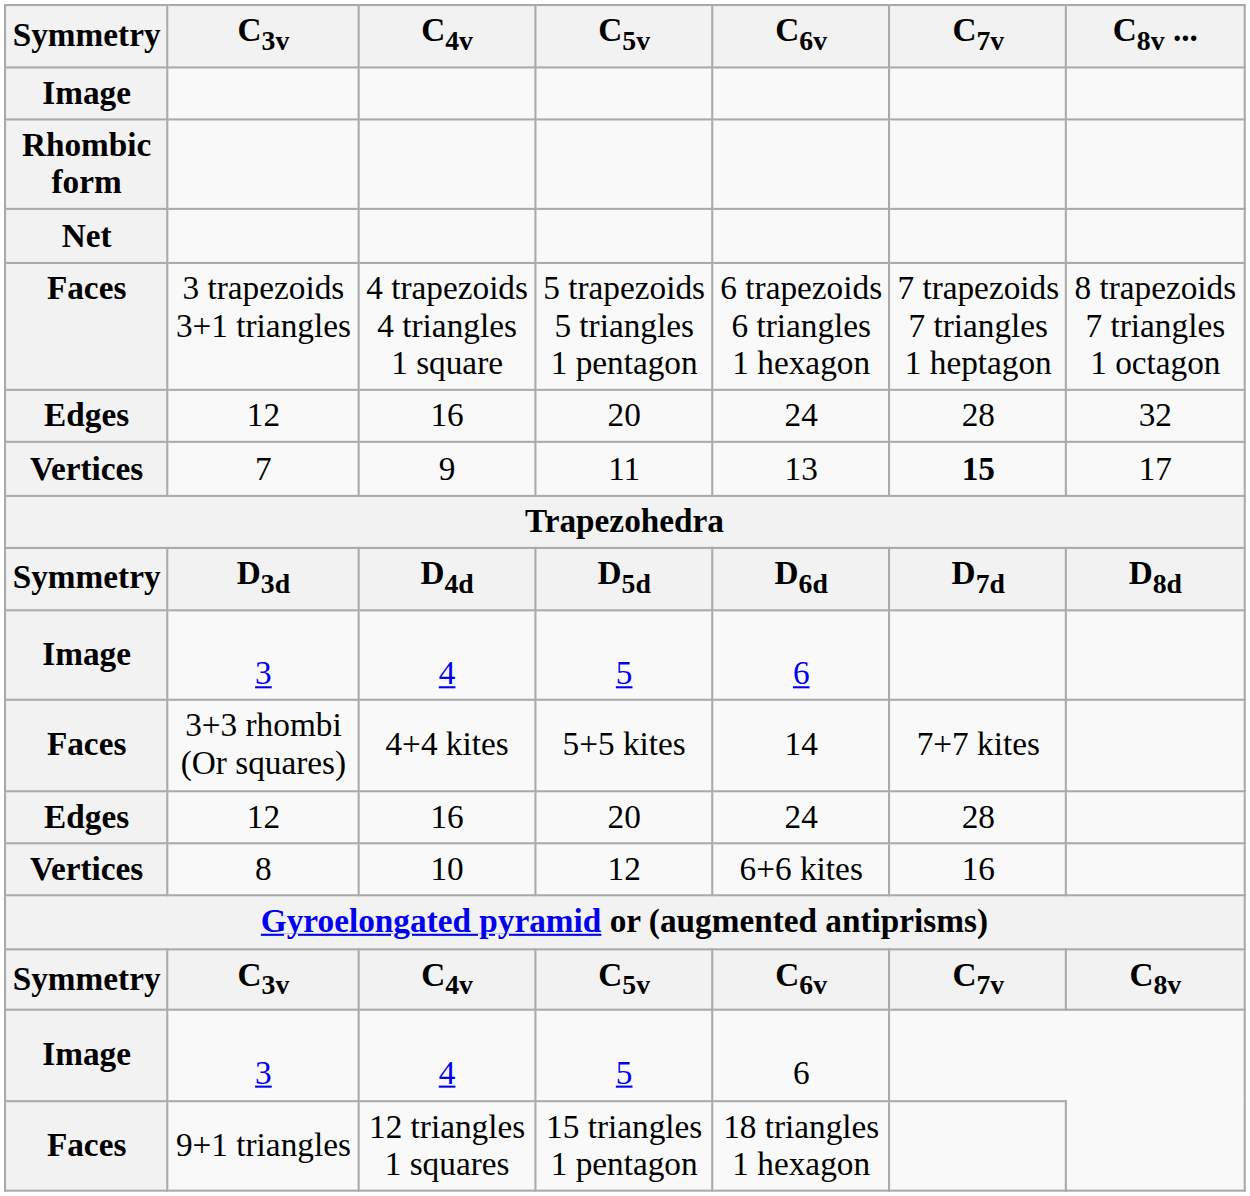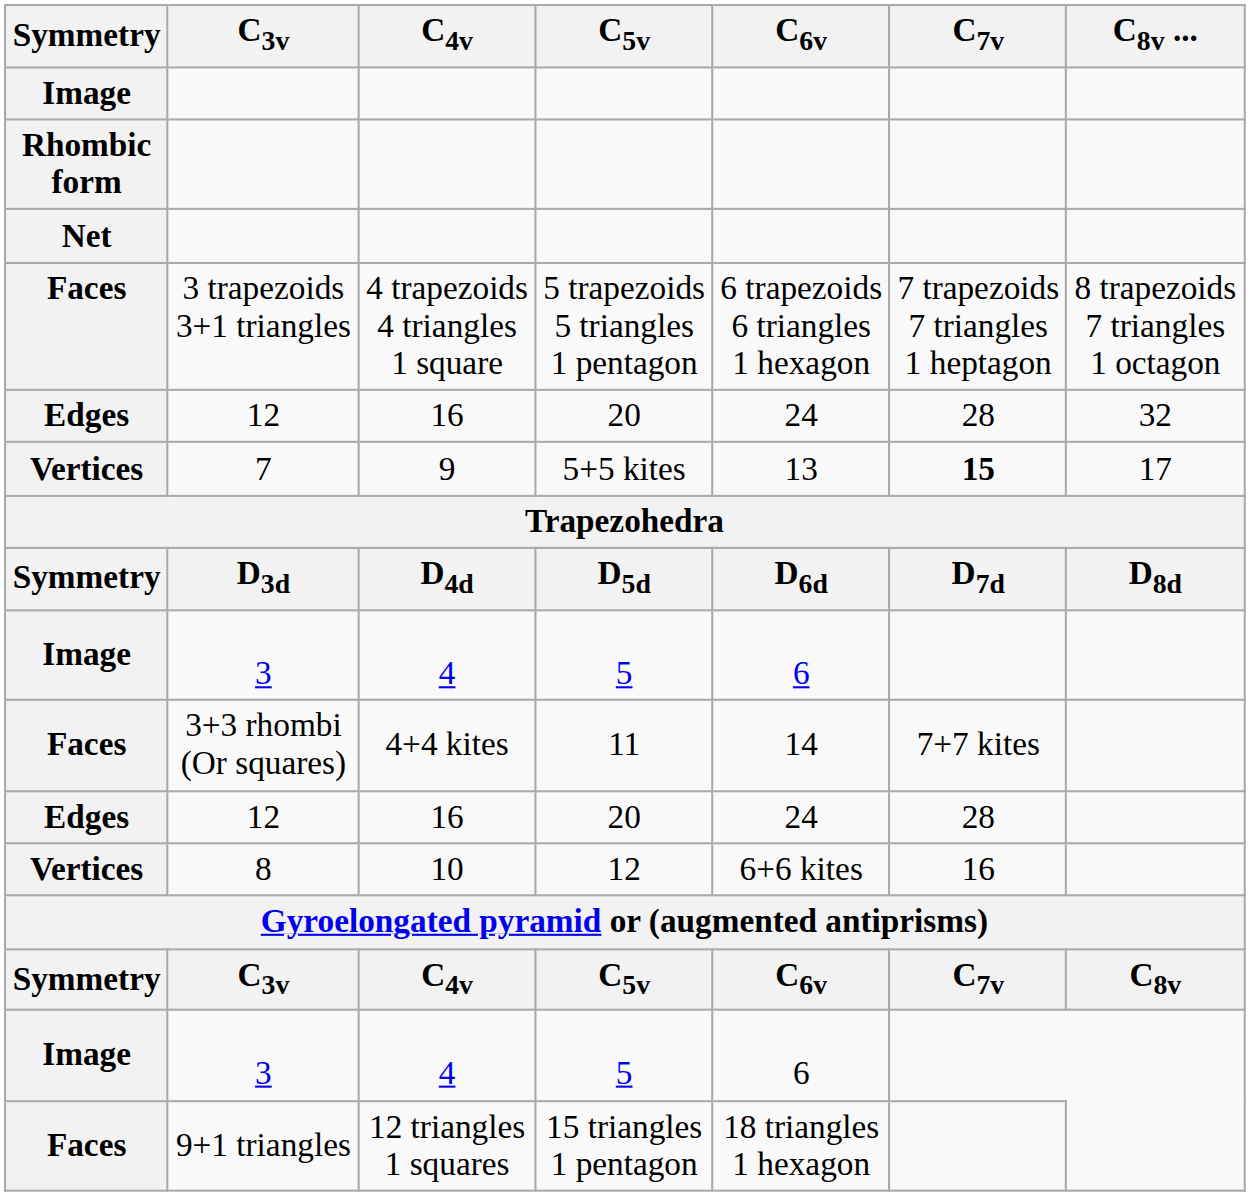(624, 468) 11 -> (624, 468) 5+5 kites
(624, 744) 5+5 kites -> (624, 744) 11
